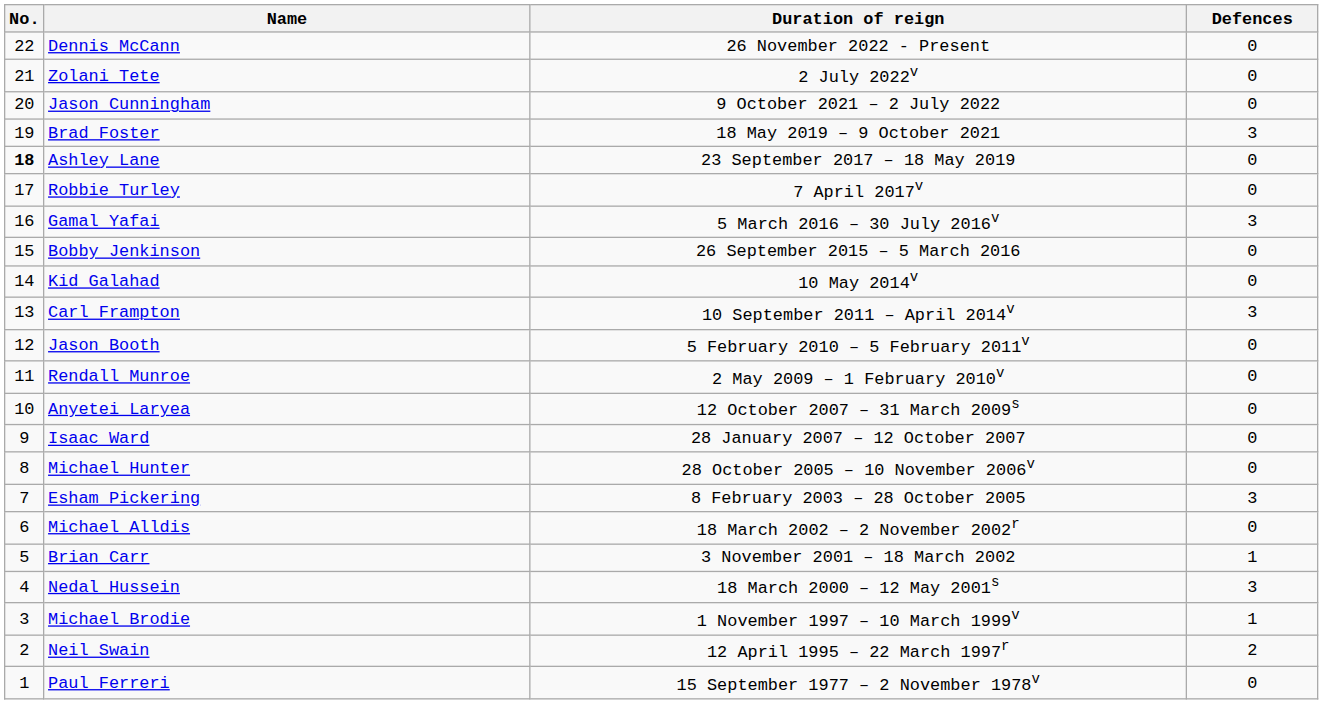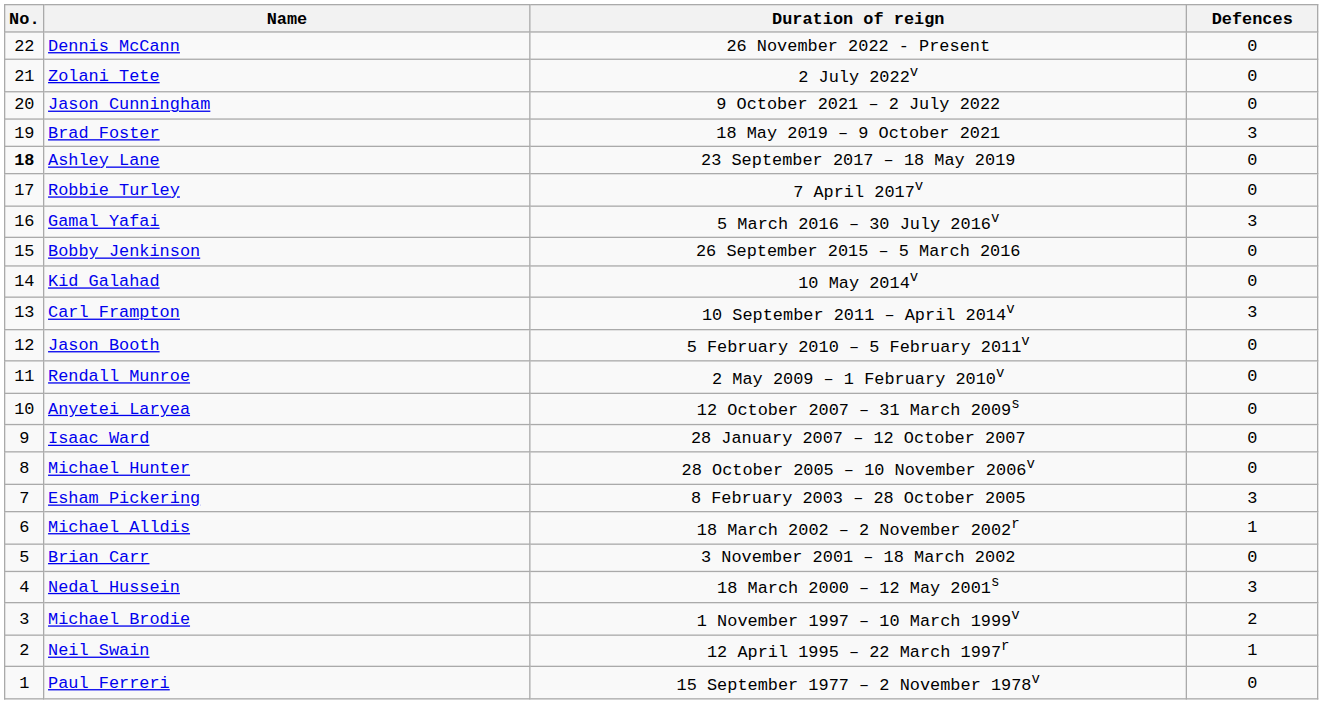(1252, 528) 0 -> (1252, 528) 1
(1252, 557) 1 -> (1252, 557) 0
(1252, 619) 1 -> (1252, 619) 2
(1252, 651) 2 -> (1252, 651) 1
